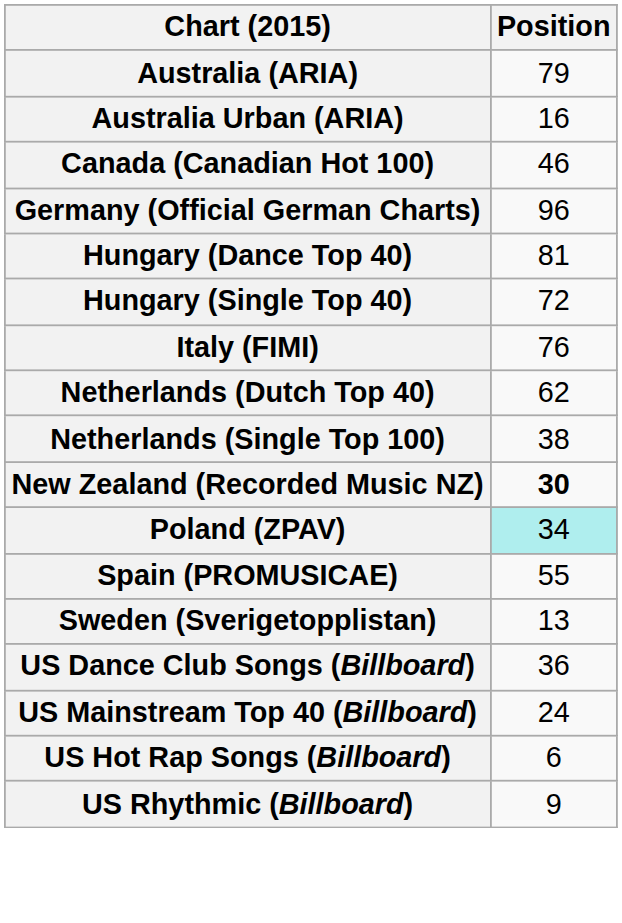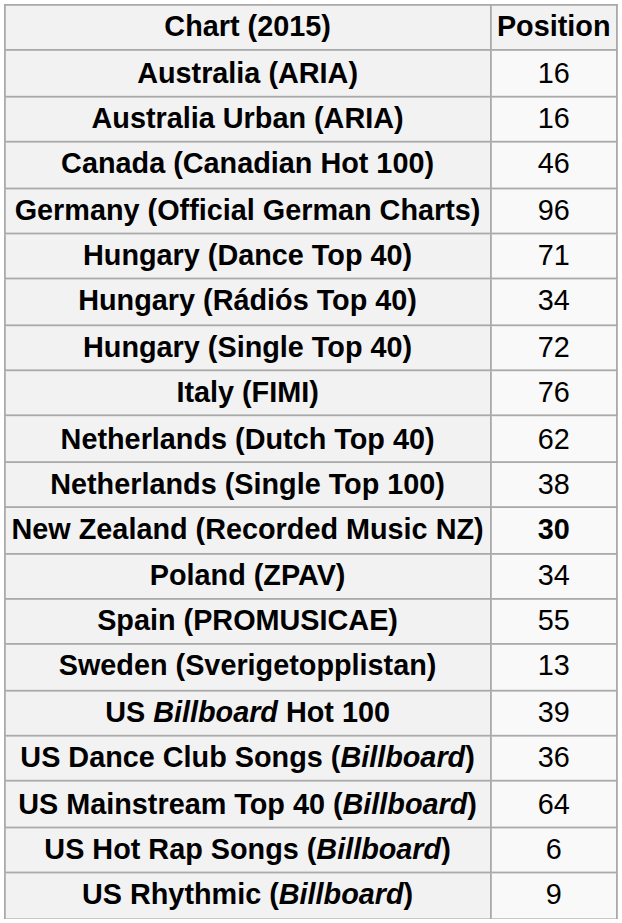(554, 73) 79 -> (554, 73) 16
(554, 255) 81 -> (554, 255) 71
+ row: (248, 301)
(554, 529) paleturquoise background -> (554, 575) no background
+ row: (248, 712)
(554, 712) 24 -> (554, 803) 64
